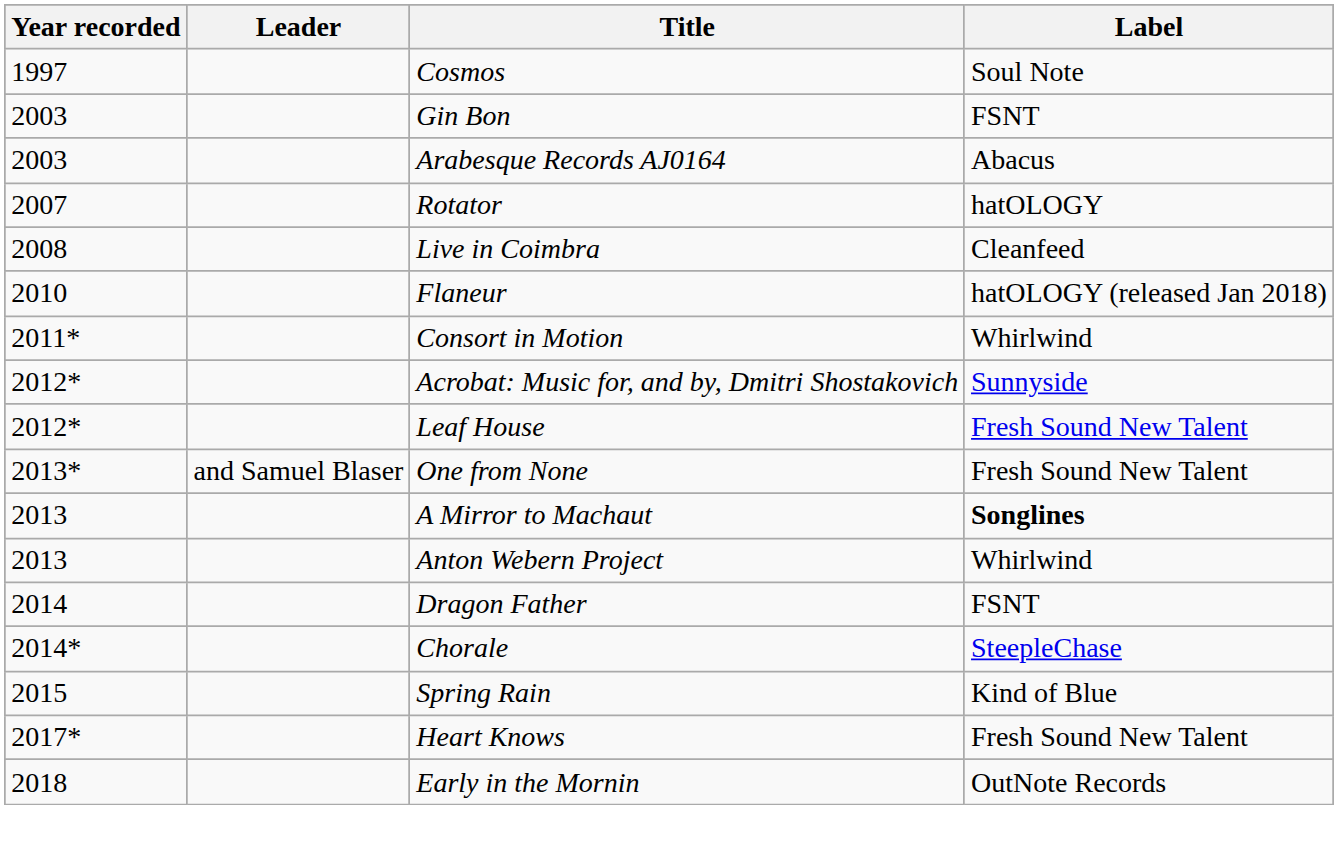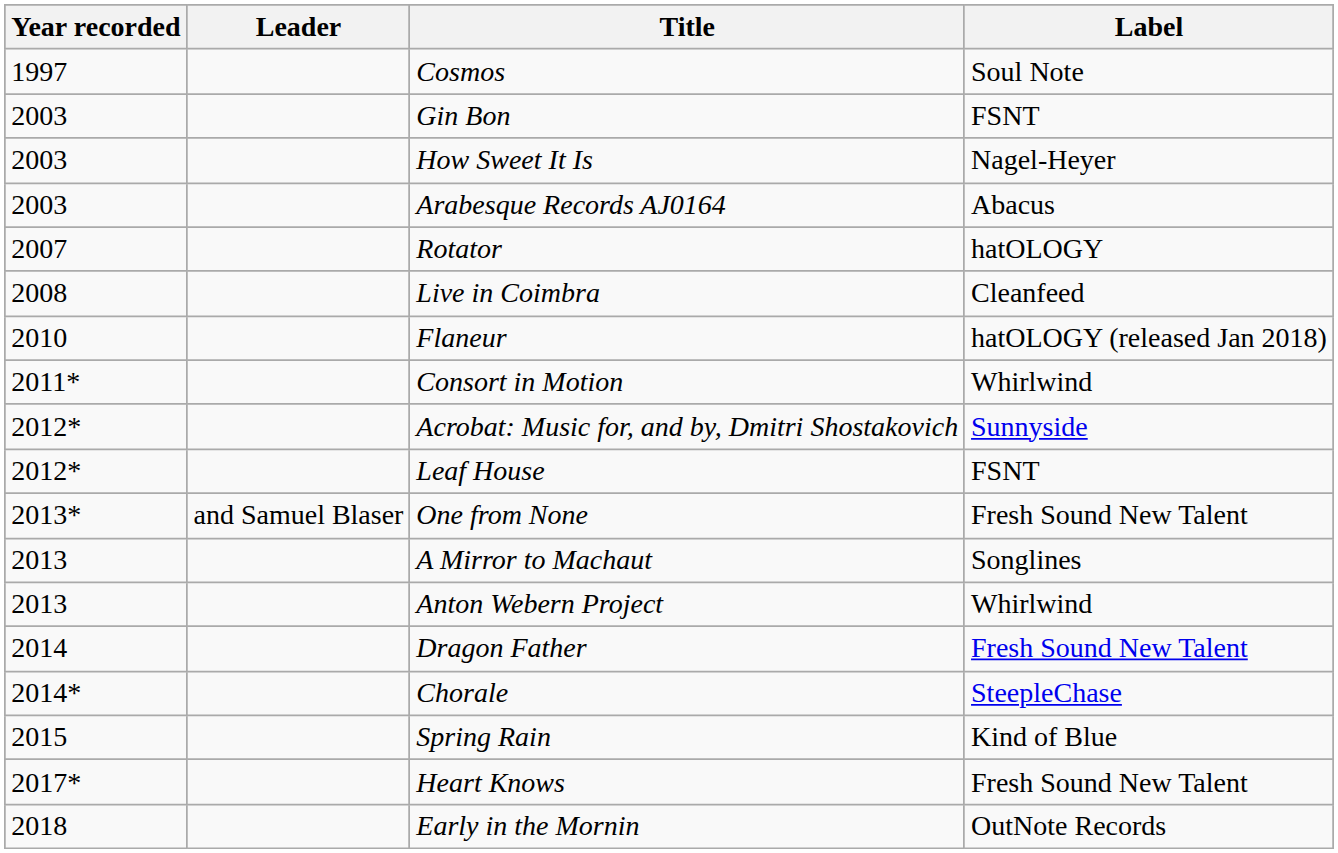+ row: (505, 159)
(1109, 426) Fresh Sound New Talent -> (1005, 470) FSNT
(1028, 515) bold -> (1026, 559) normal
(1005, 603) FSNT -> (1109, 648) Fresh Sound New Talent
